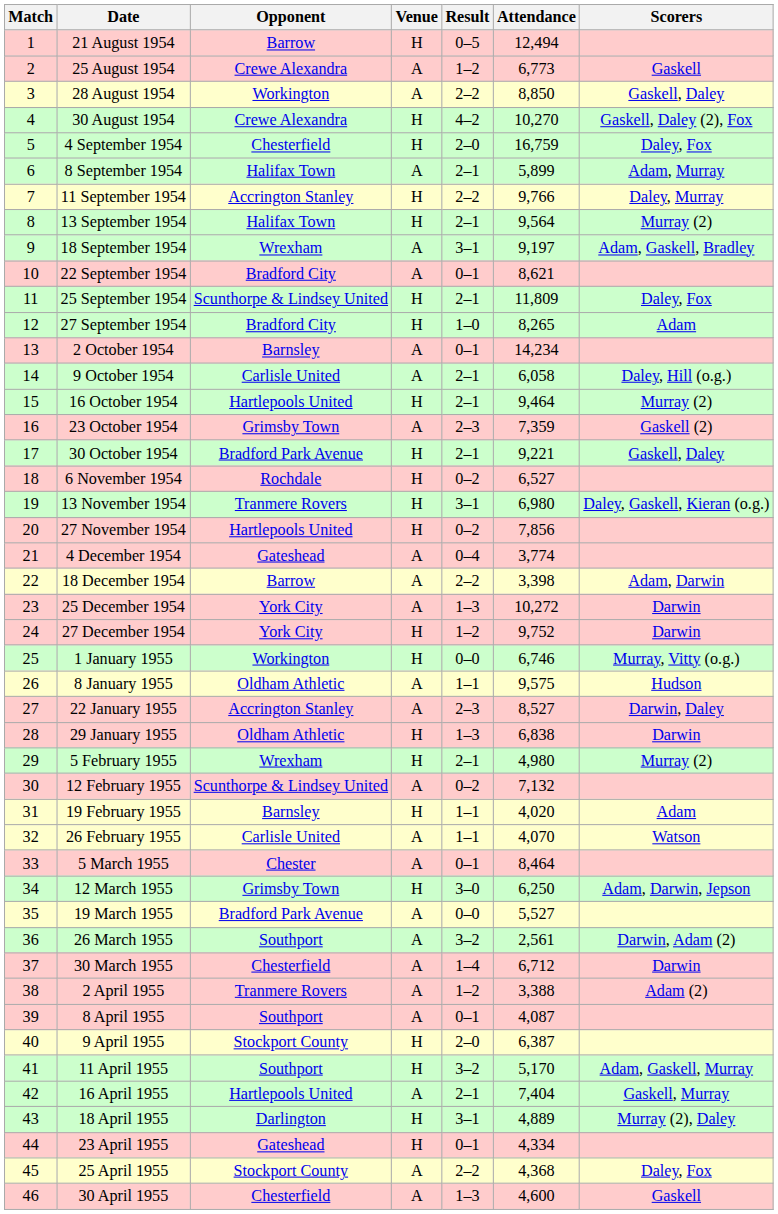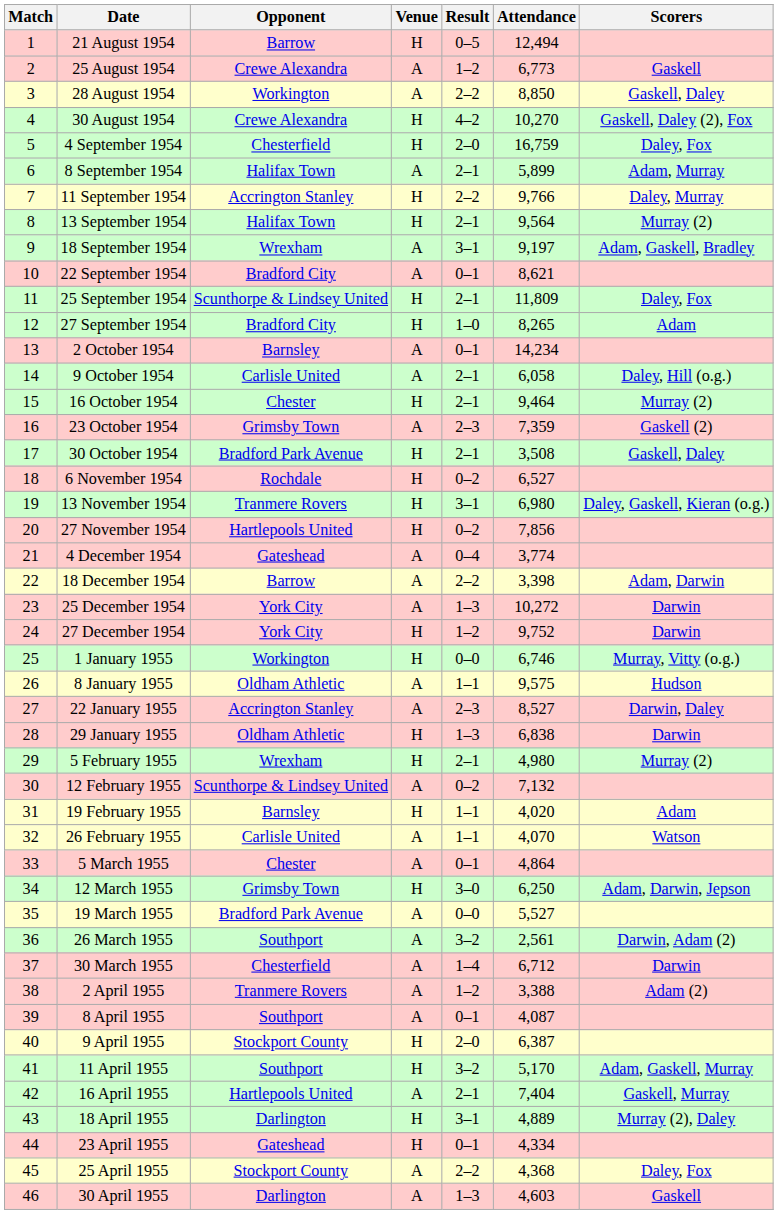(291, 401) Hartlepools United -> (291, 401) Chester
(536, 453) 9,221 -> (536, 453) 3,508
(536, 863) 8,464 -> (536, 863) 4,864
(291, 1196) Chesterfield -> (291, 1196) Darlington
(536, 1196) 4,600 -> (536, 1196) 4,603
